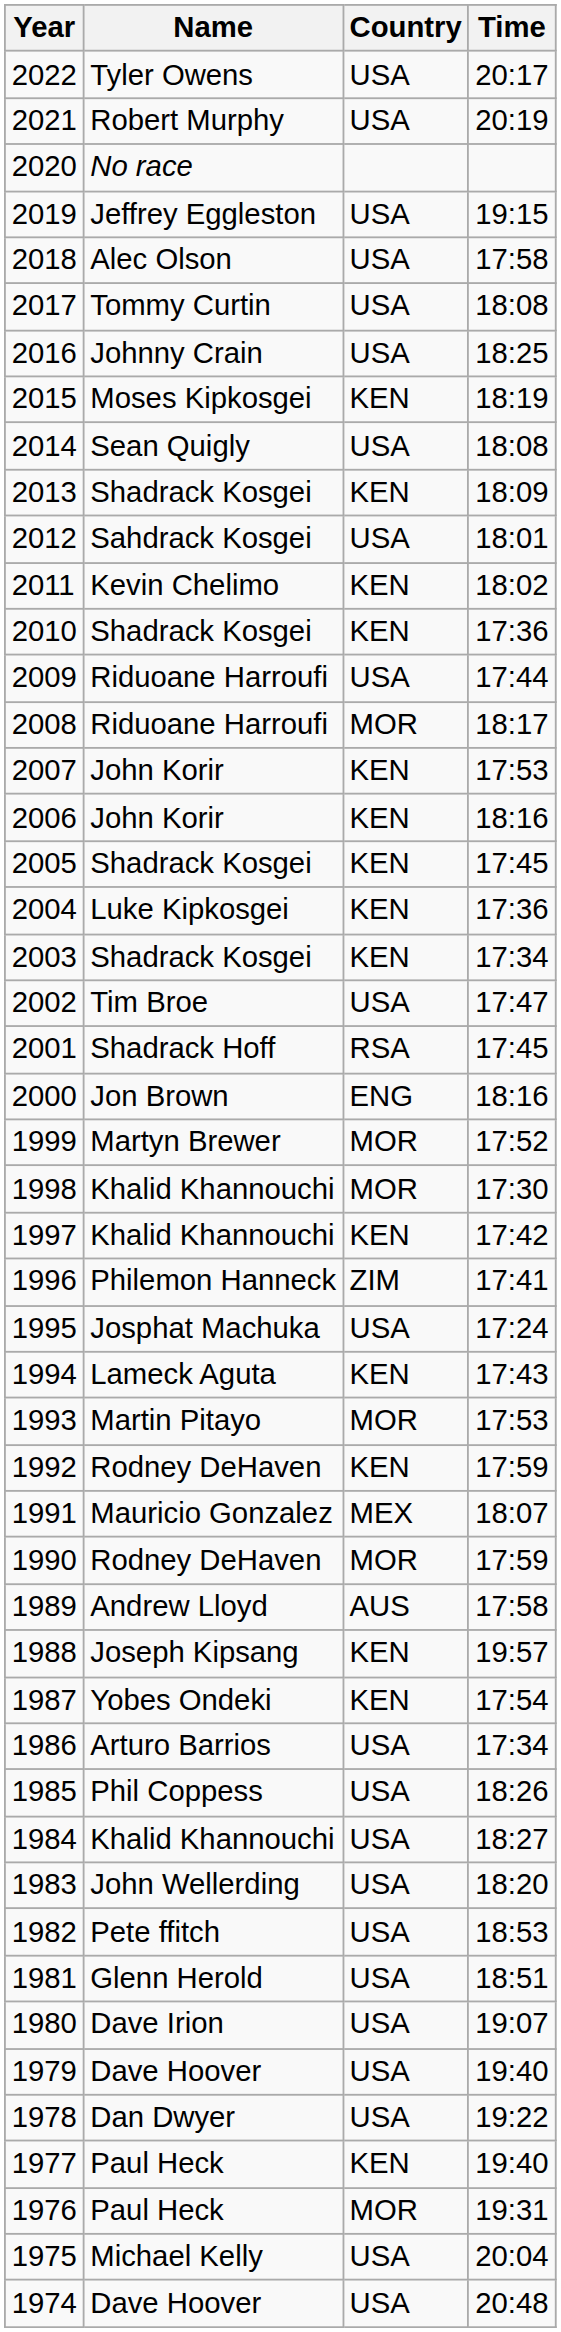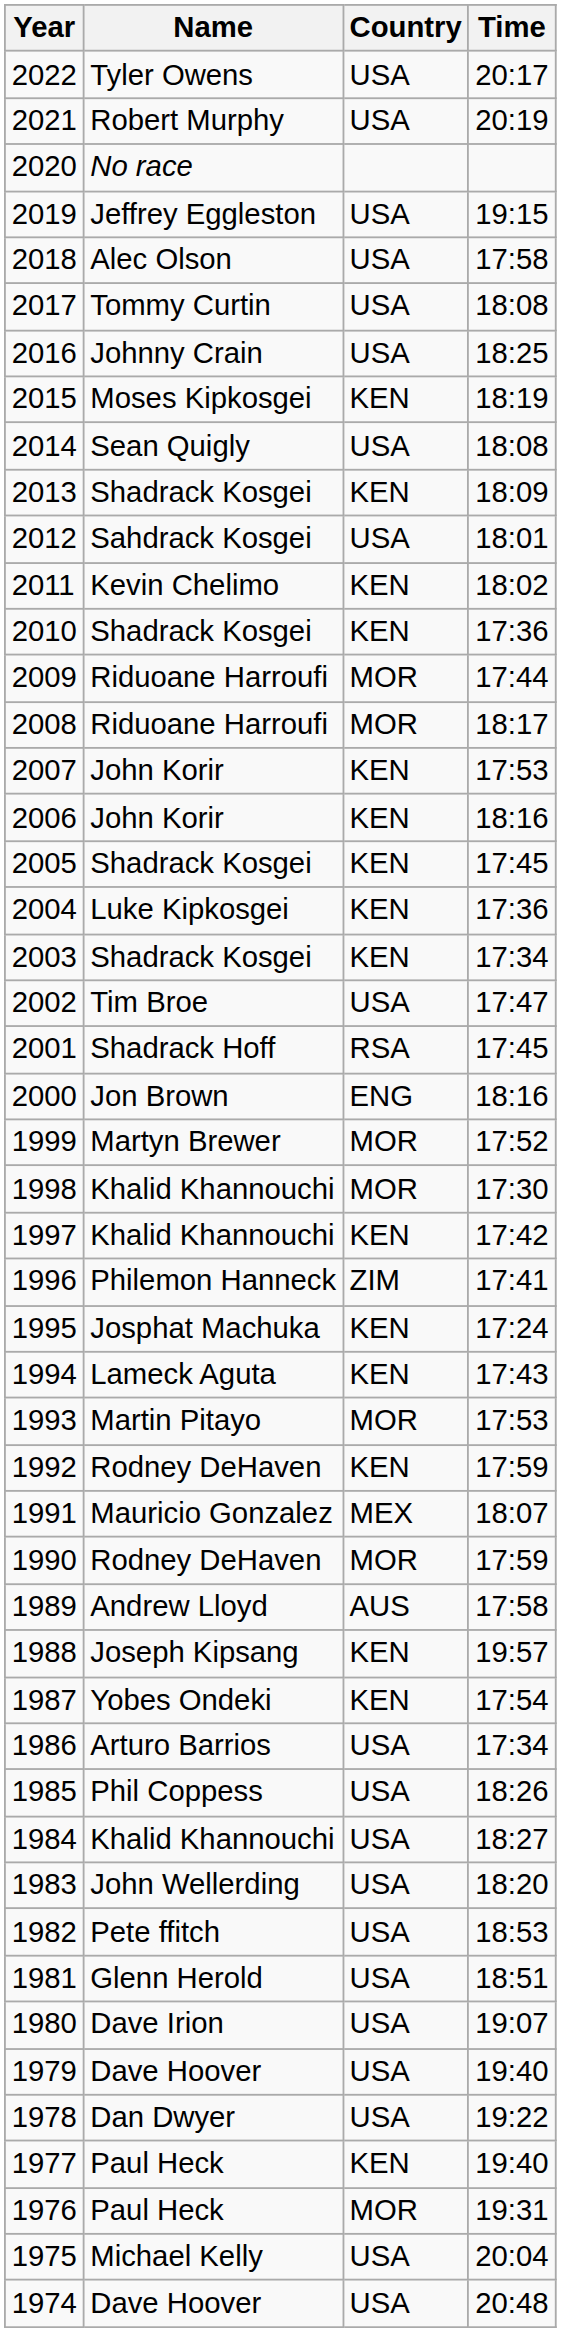(380, 677) USA -> (384, 677) MOR
(380, 1327) USA -> (380, 1327) KEN
